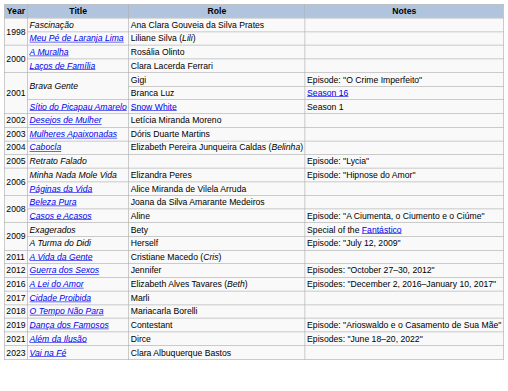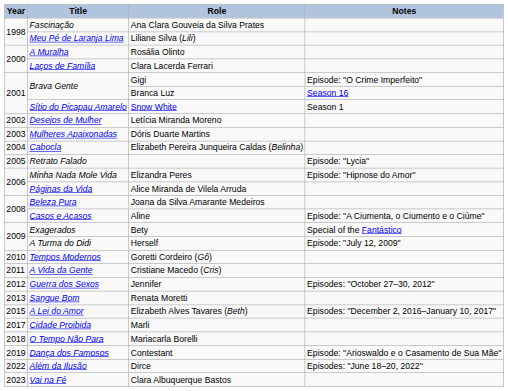+ row: (171, 257)
+ row: (159, 298)
(16, 285) 2016 -> (16, 312) 2015
(16, 339) 2021 -> (16, 366) 2022
